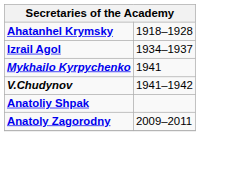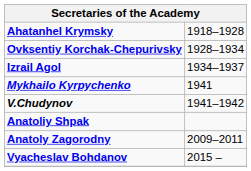+ row: (94, 49)
+ row: (67, 157)
